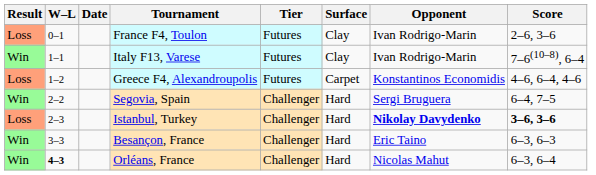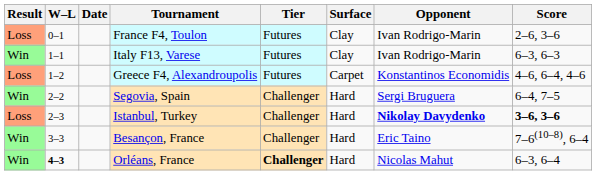(547, 56) 7–6(10–8), 6–4 -> (538, 55) 6–3, 6–3
(533, 139) 6–3, 6–3 -> (552, 138) 7–6(10–8), 6–4
(291, 160) normal -> (293, 160) bold
